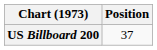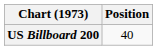(127, 34) 37 -> (127, 34) 40
